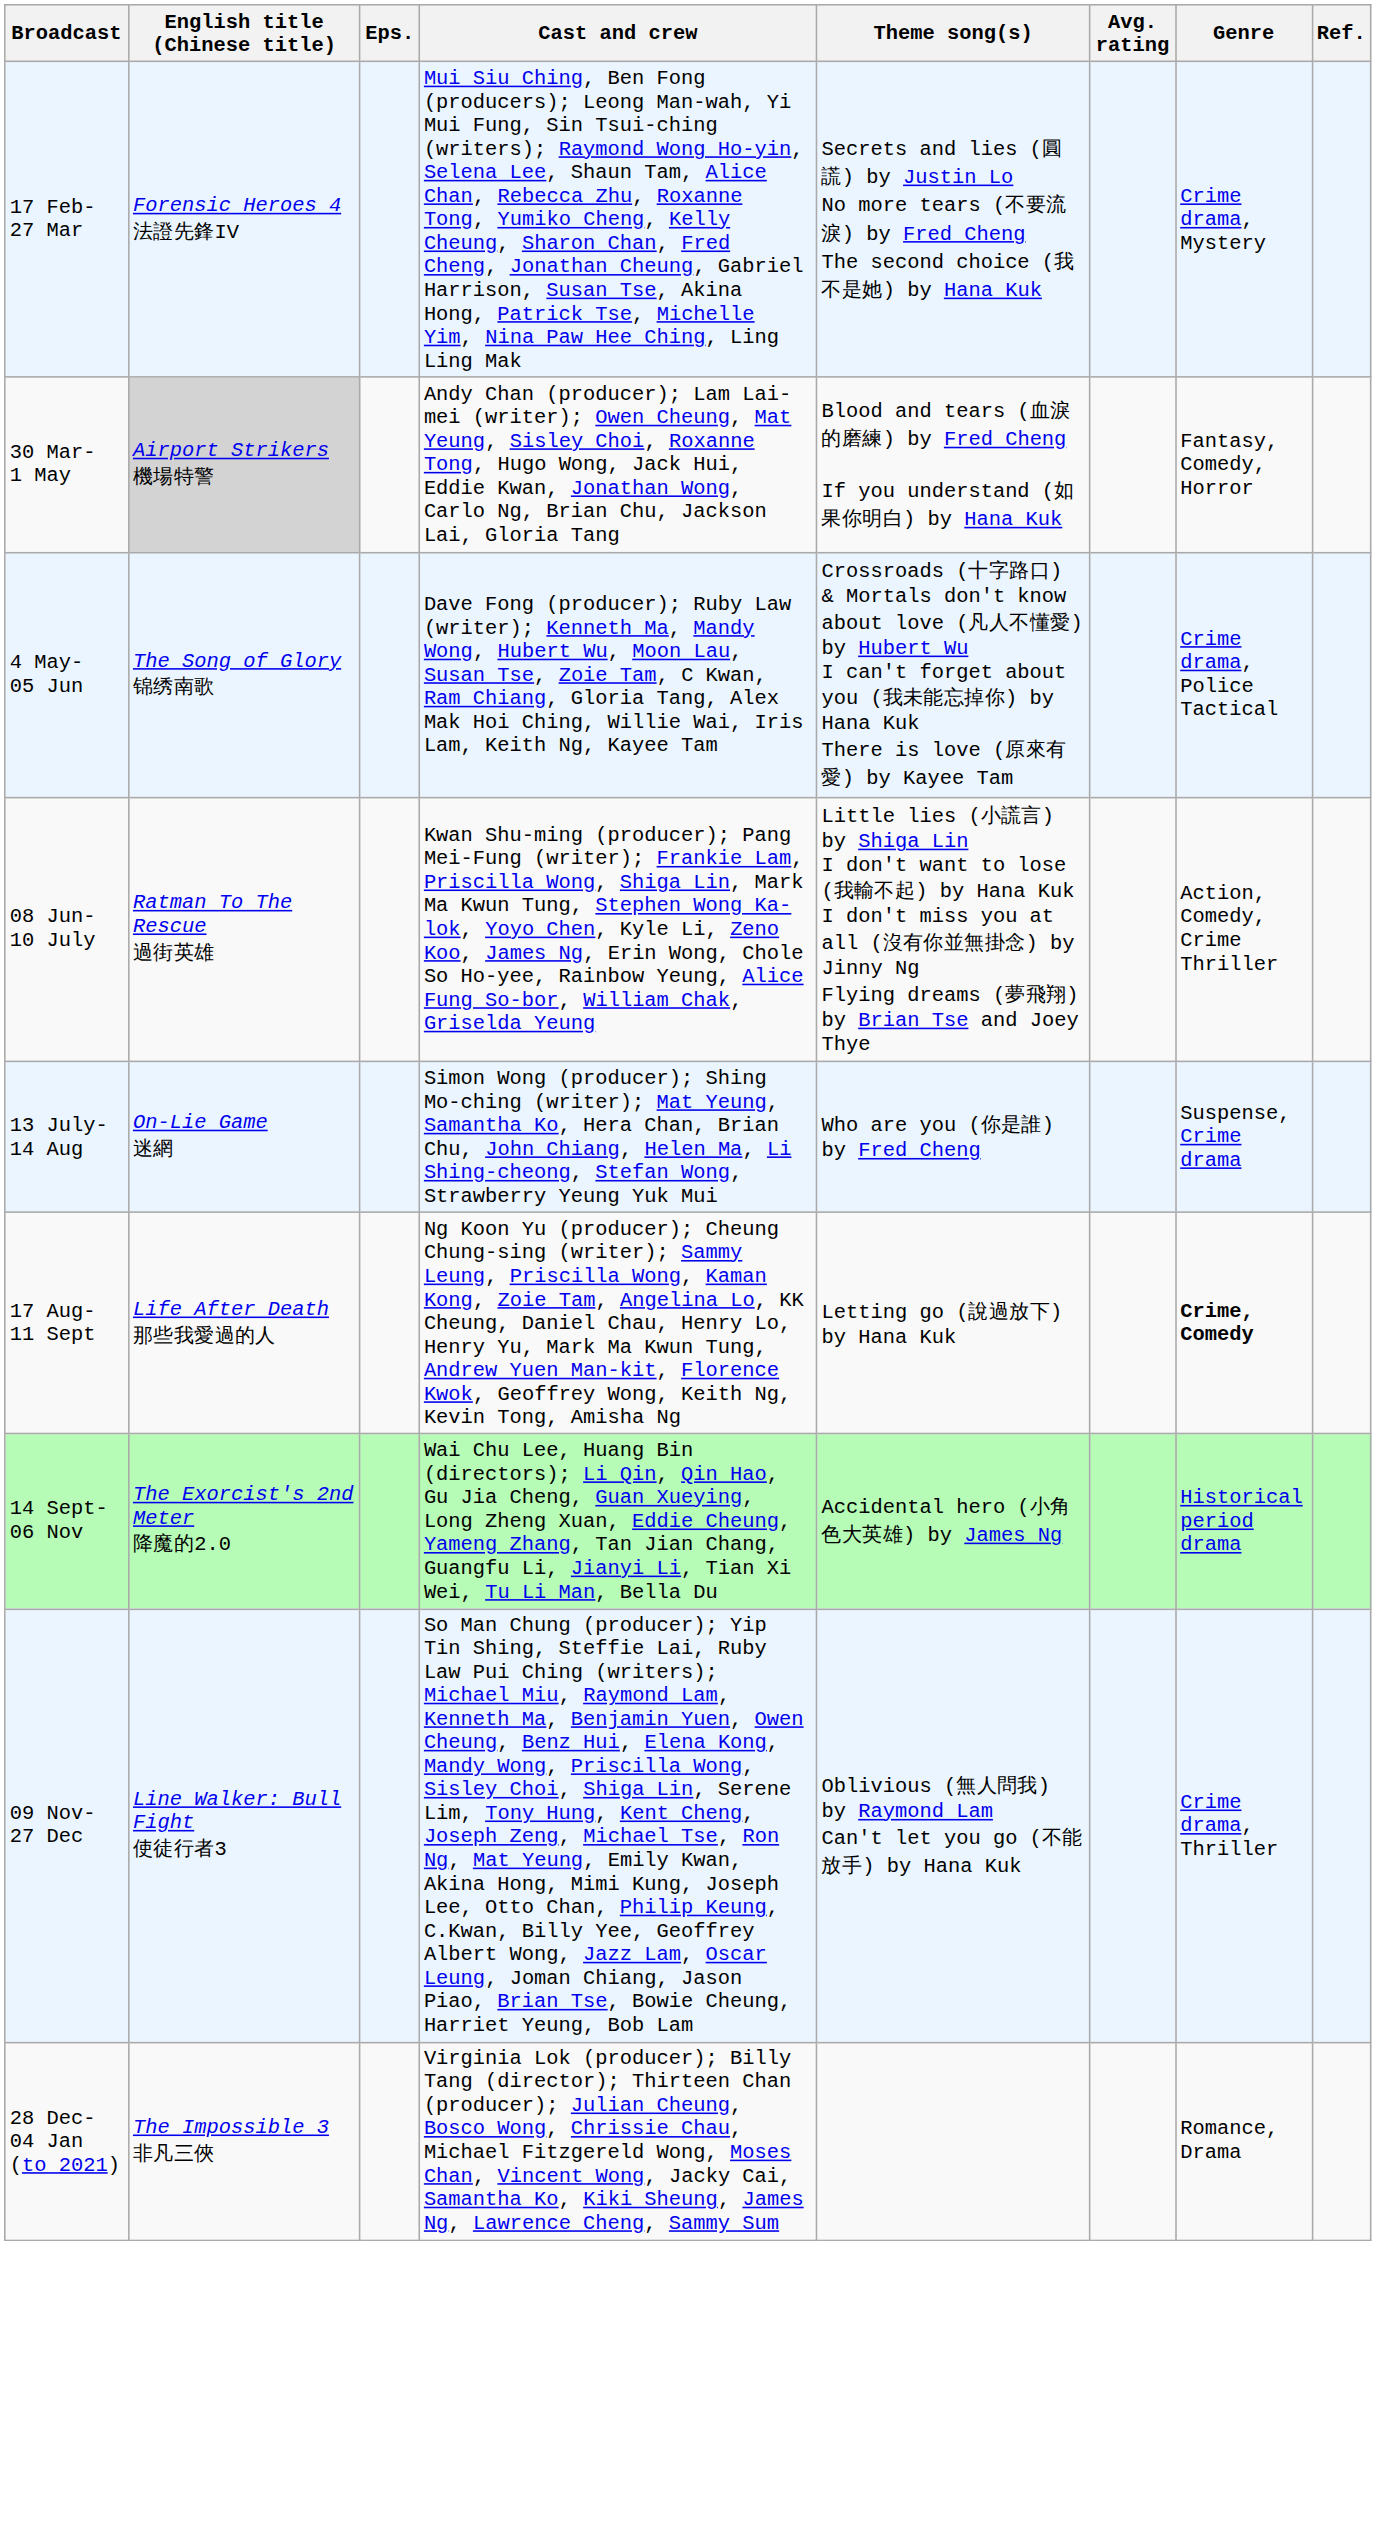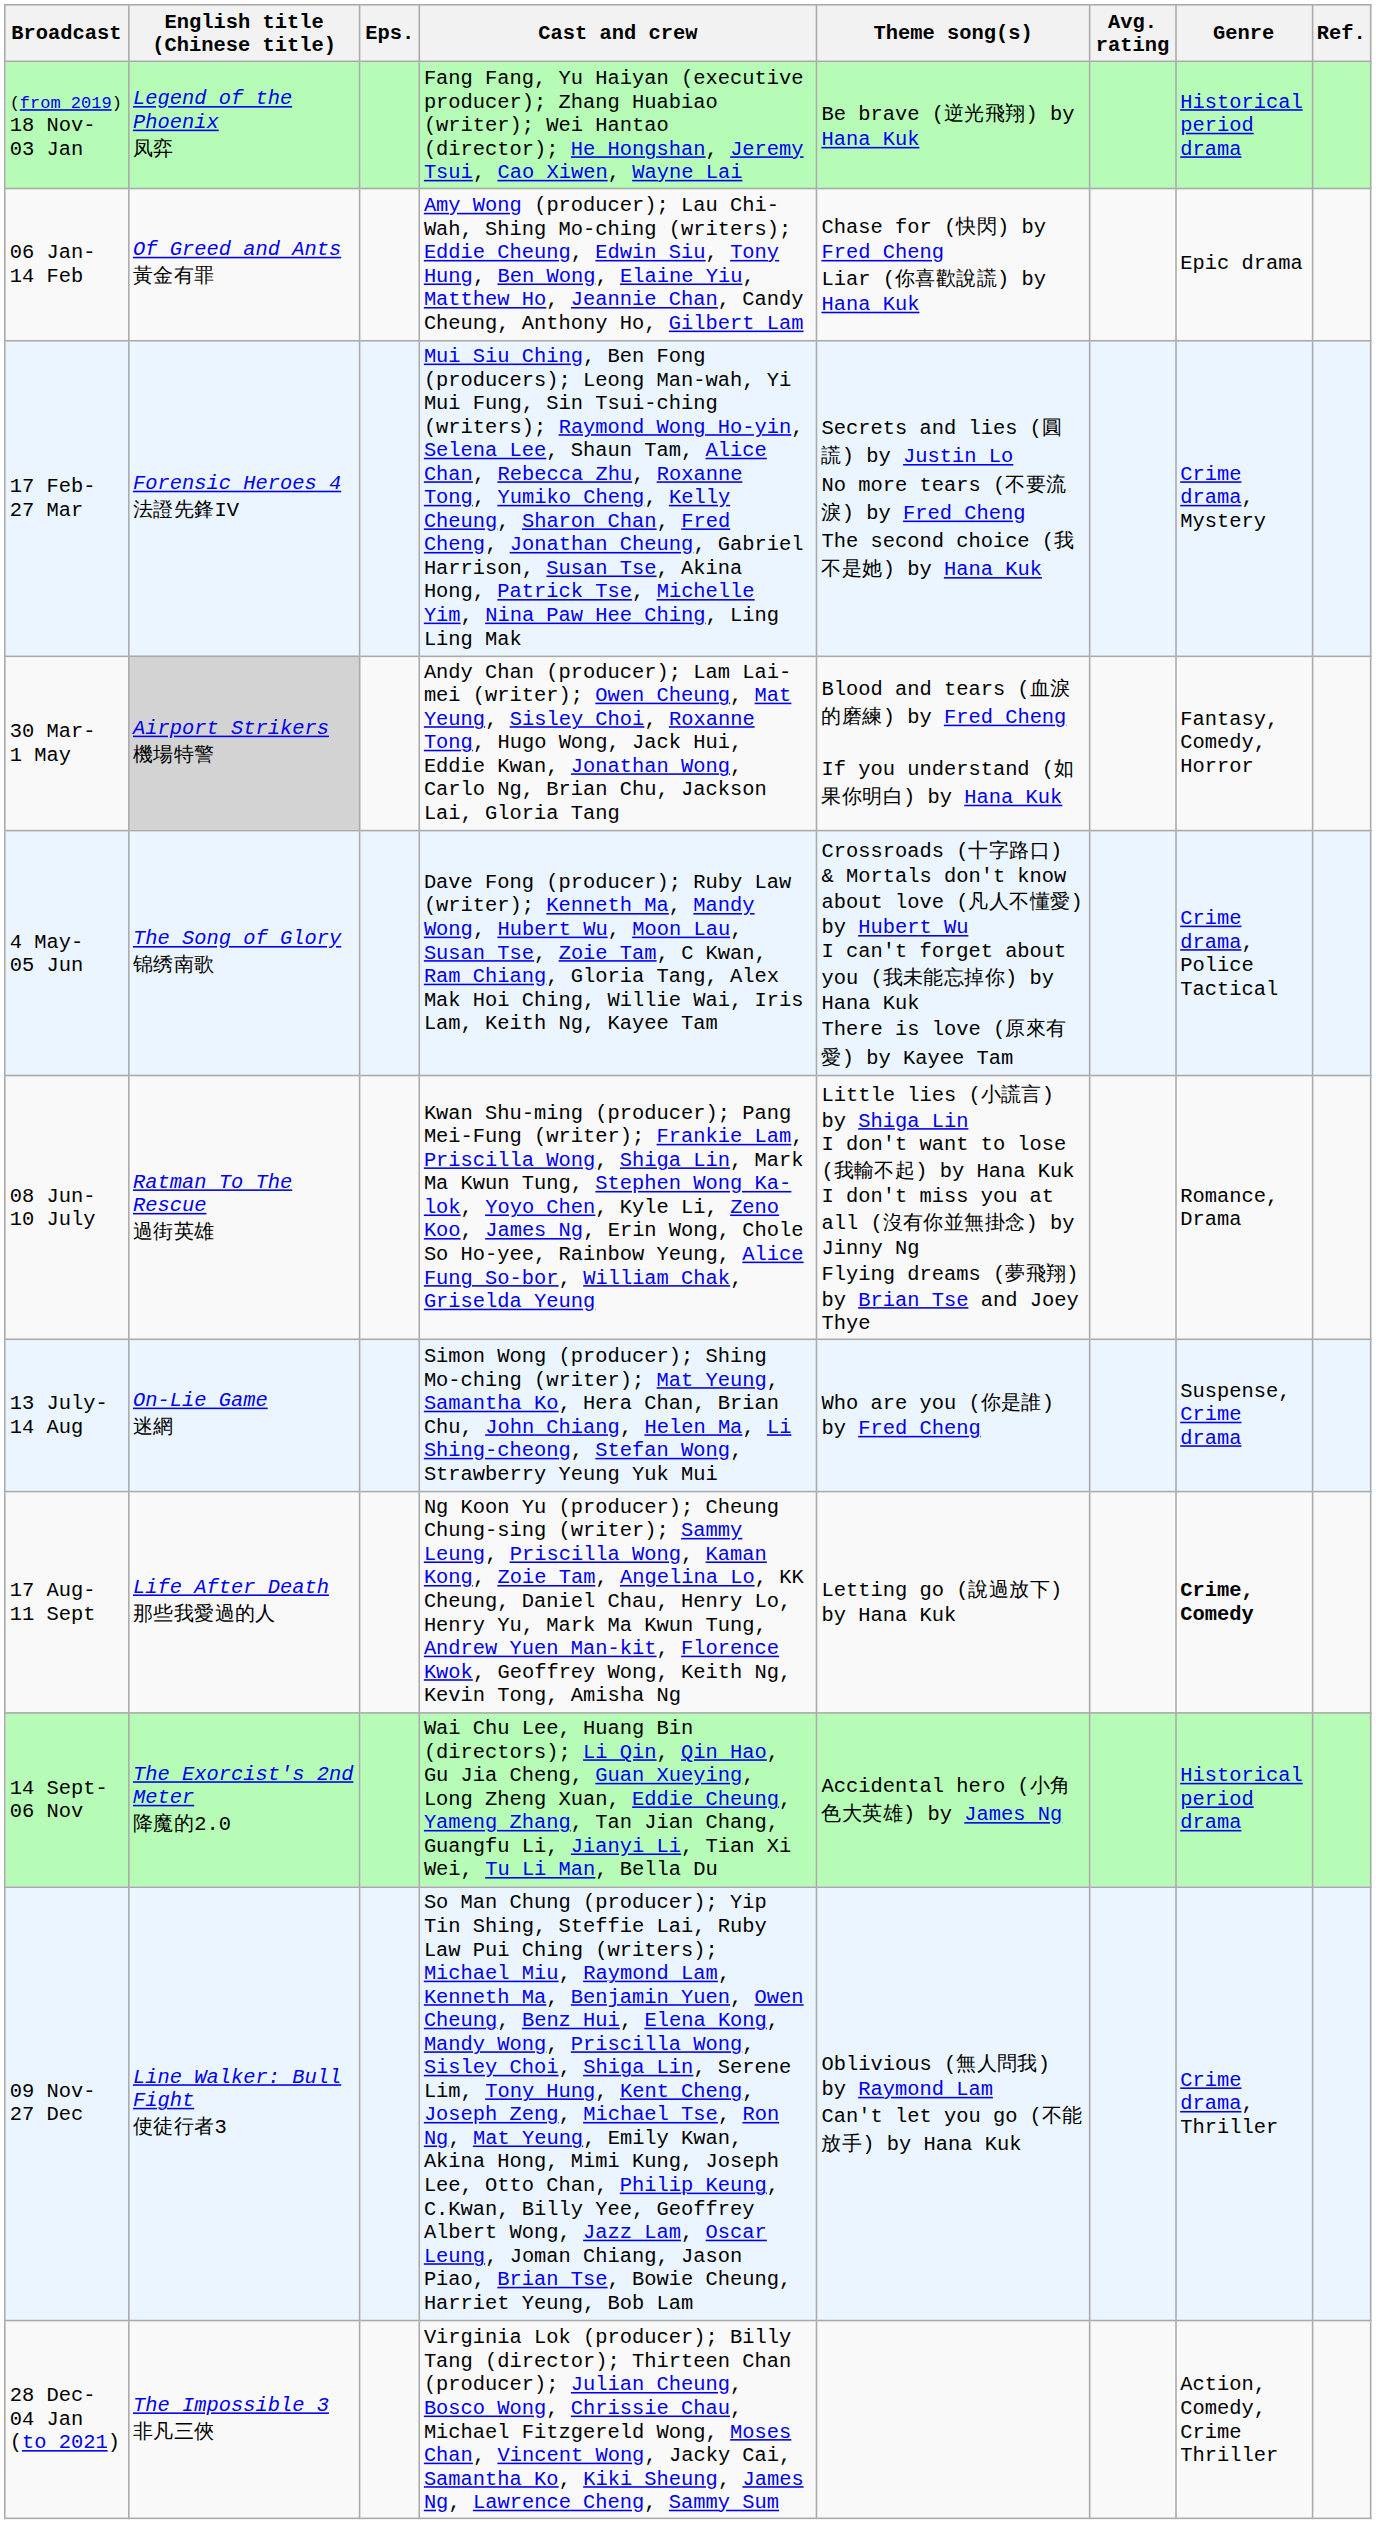+ row: (66, 127)
+ row: (53, 265)
(1229, 929) Action, Comedy, Crime Thriller -> (1229, 1208) Romance, Drama
(1229, 2141) Romance, Drama -> (1229, 2420) Action, Comedy, Crime Thriller
